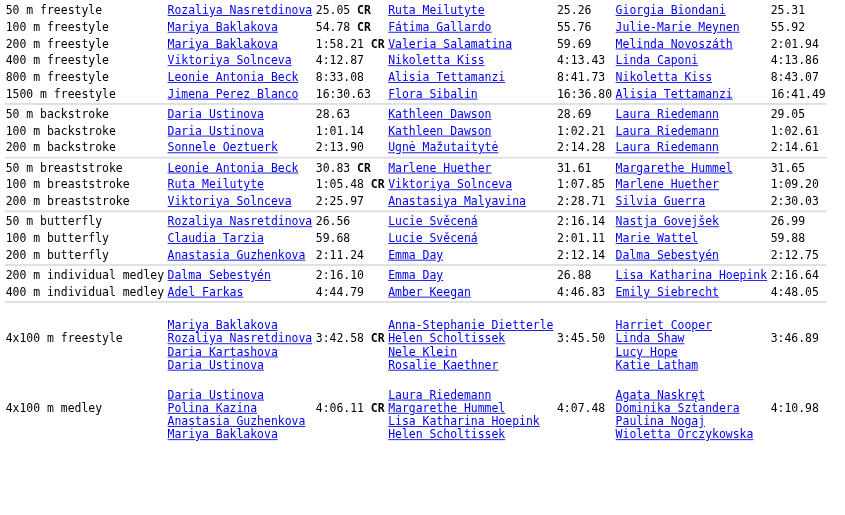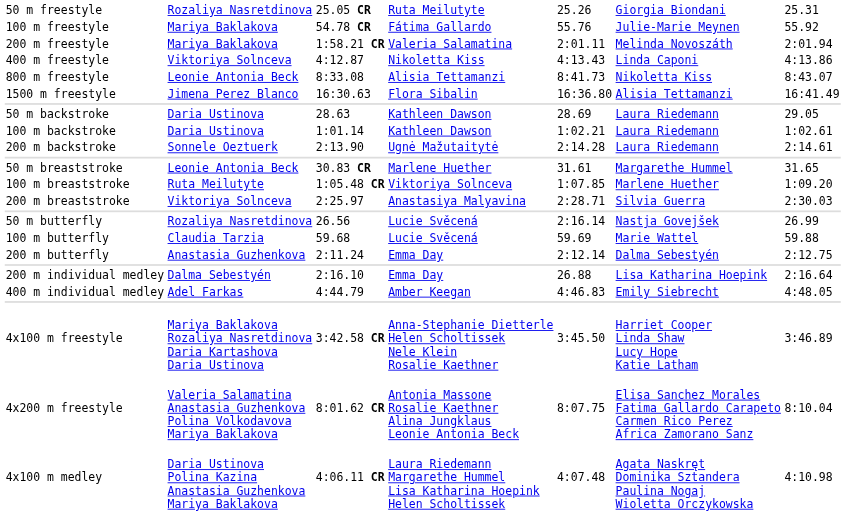(574, 44) 59.69 -> (581, 44) 2:01.11
(581, 238) 2:01.11 -> (574, 238) 59.69
+ row: (64, 408)
